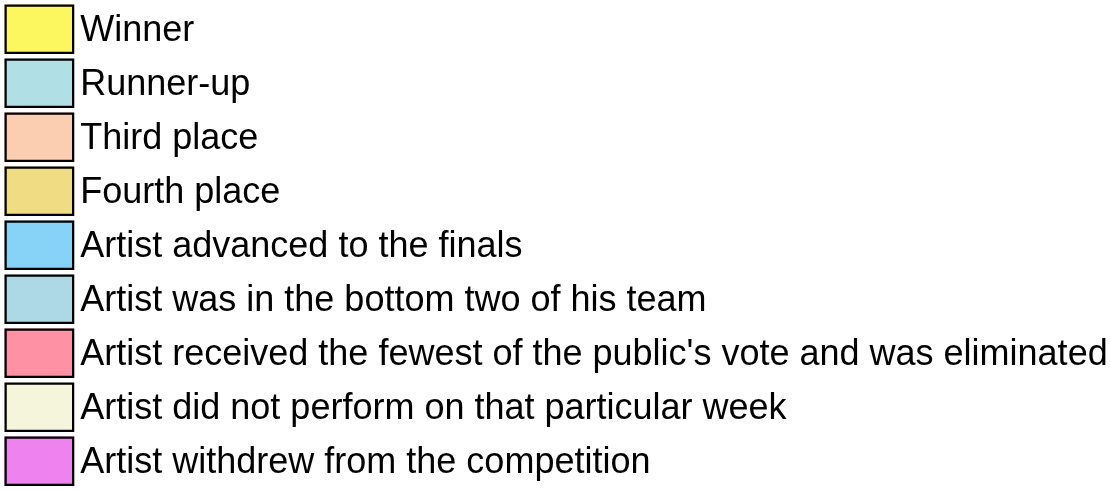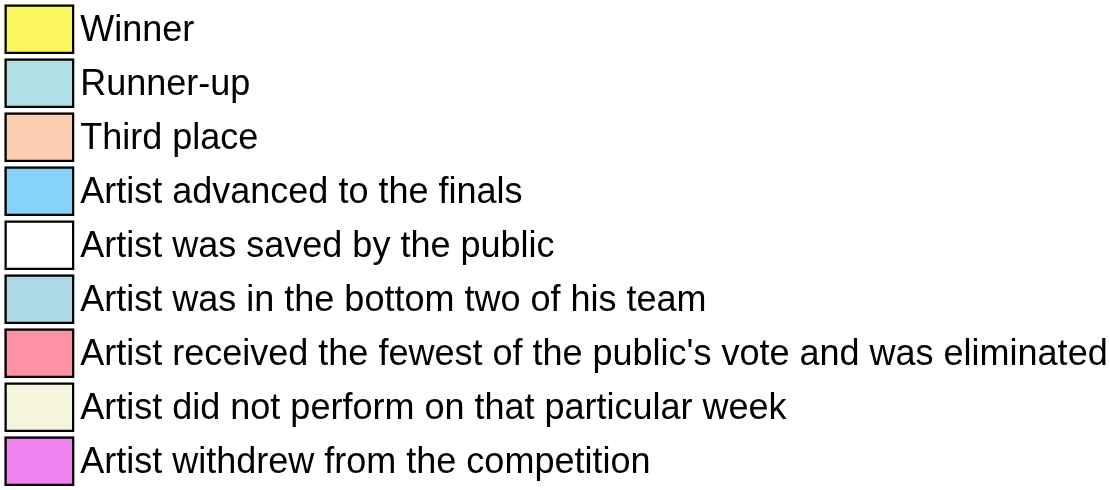- row: (180, 190)
+ row: (317, 244)
